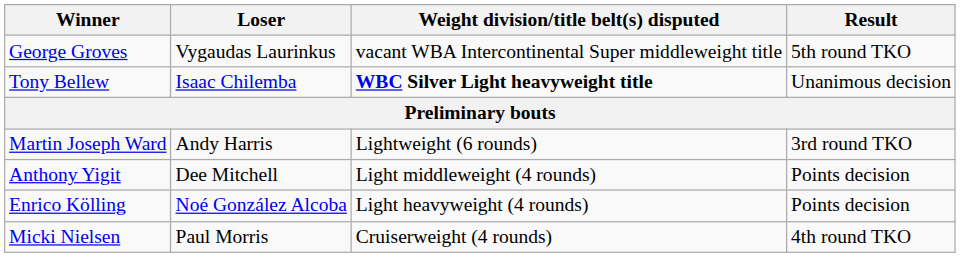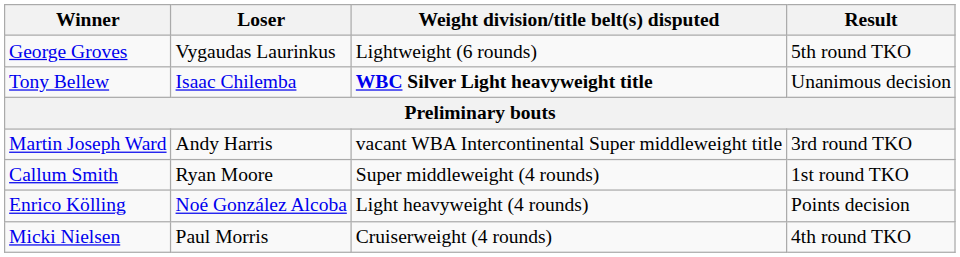(569, 50) vacant WBA Intercontinental Super middleweight title -> (446, 50) Lightweight (6 rounds)
(446, 143) Lightweight (6 rounds) -> (569, 143) vacant WBA Intercontinental Super middleweight title
+ row: (64, 174)
- row: (65, 174)
